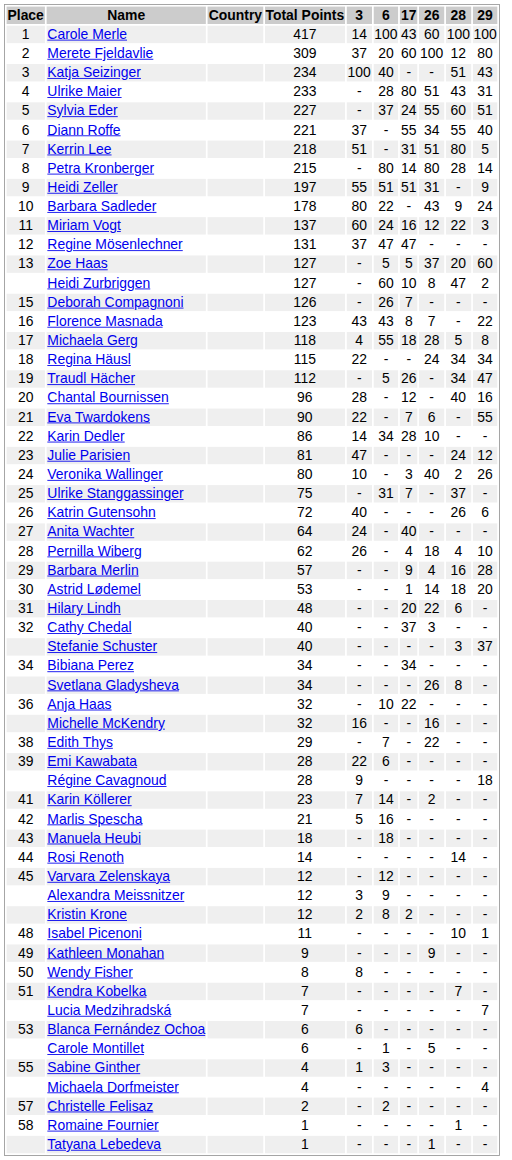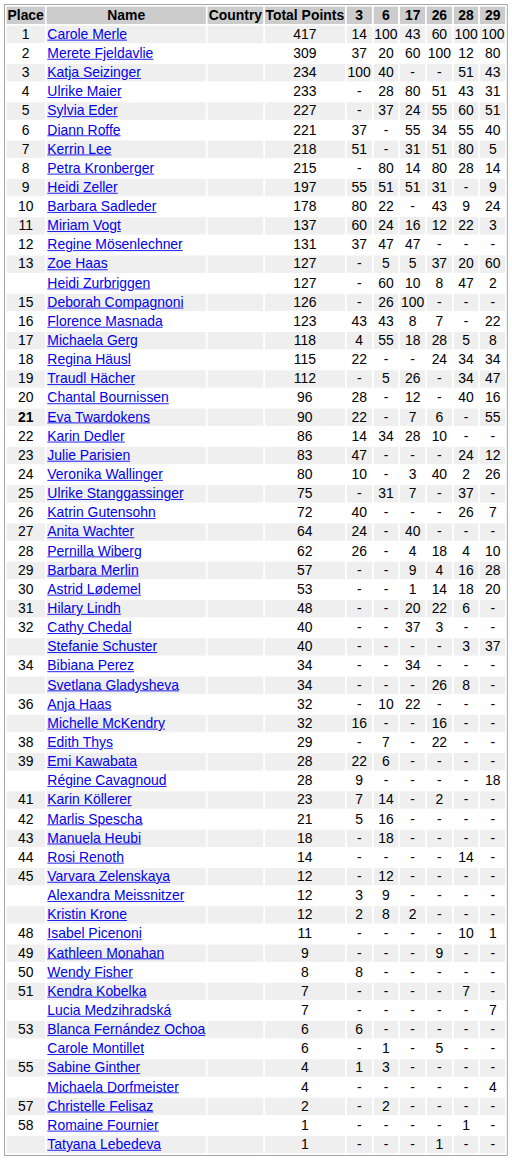(409, 302) 7 -> (413, 302) 100
(26, 417) normal -> (26, 417) bold
(305, 455) 81 -> (305, 455) 83
(485, 513) 6 -> (493, 513) 7
